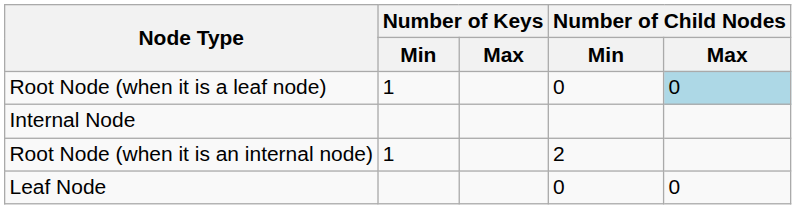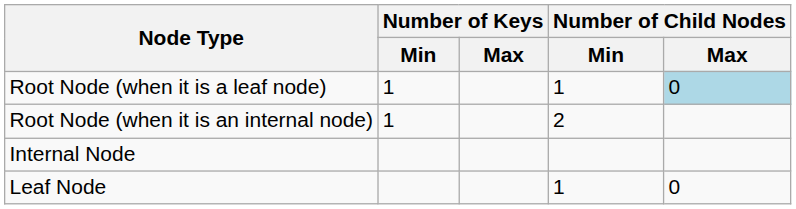(559, 87) 0 -> (559, 87) 1
rows swapped: (191, 154) <-> (72, 120)
(559, 187) 0 -> (559, 187) 1
